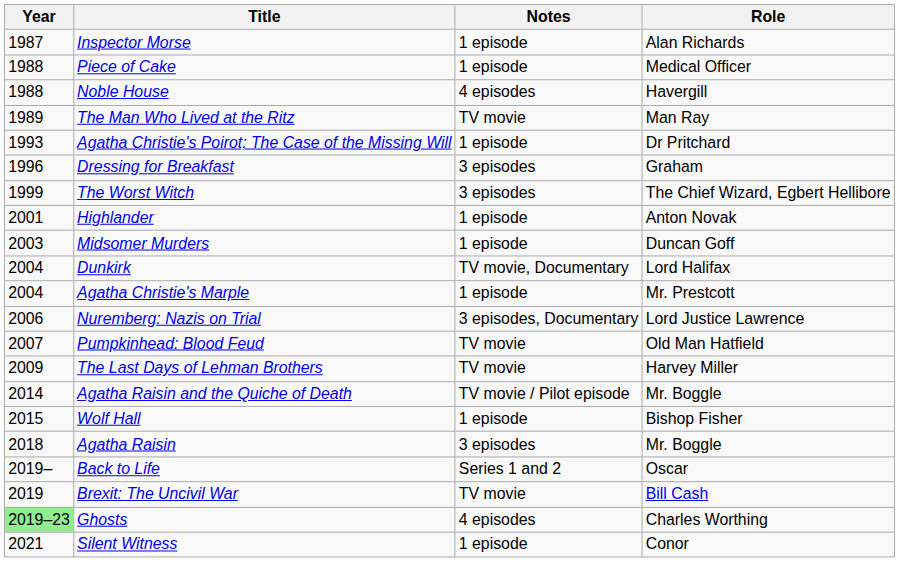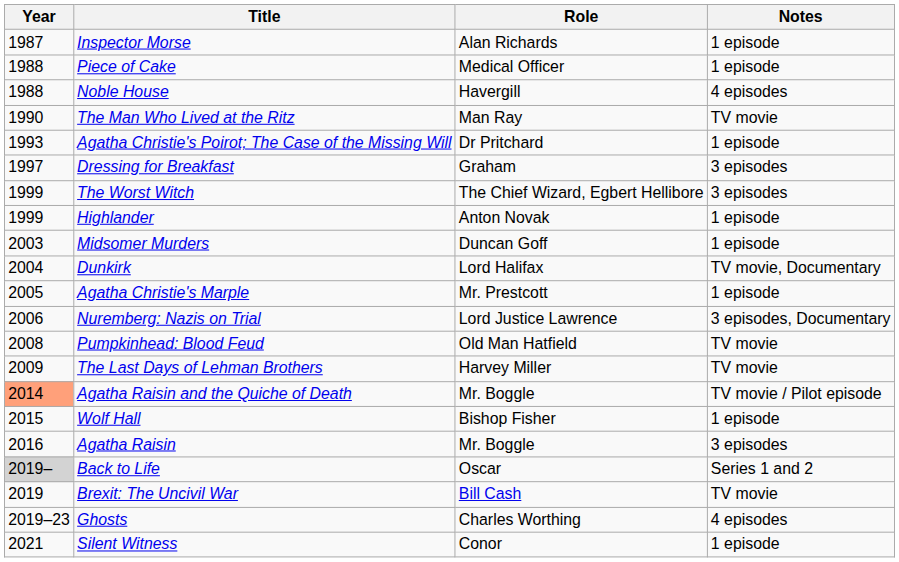columns swapped: (768, 17) <-> (549, 17)
(26, 117) 1989 -> (26, 117) 1990
(26, 167) 1996 -> (26, 167) 1997
(26, 218) 2001 -> (26, 218) 1999
(26, 293) 2004 -> (26, 293) 2005
(26, 343) 2007 -> (26, 343) 2008
(26, 393) no background -> (26, 393) lightsalmon background
(26, 444) 2018 -> (26, 444) 2016
(30, 469) no background -> (30, 469) lightgrey background
(39, 519) lightgreen background -> (39, 519) no background
